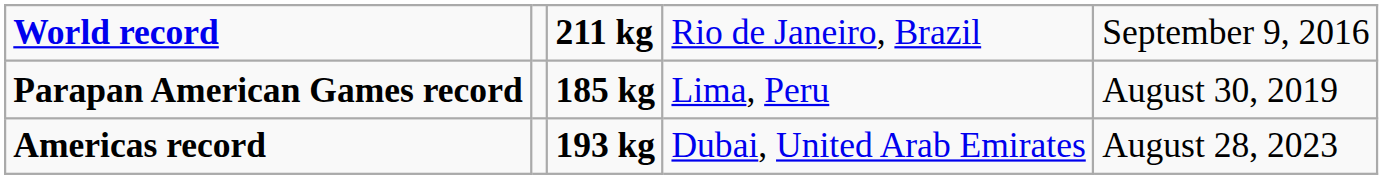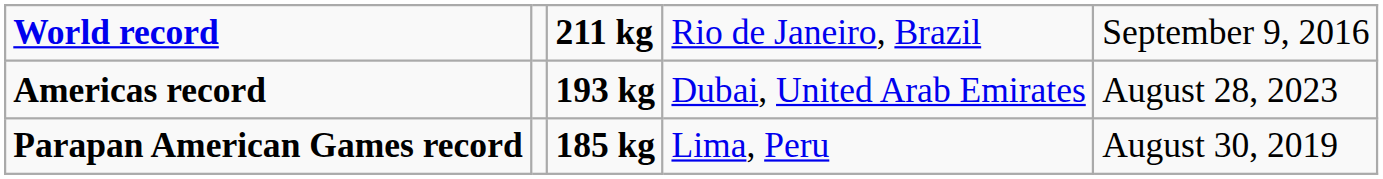rows swapped: (268, 88) <-> (140, 145)
